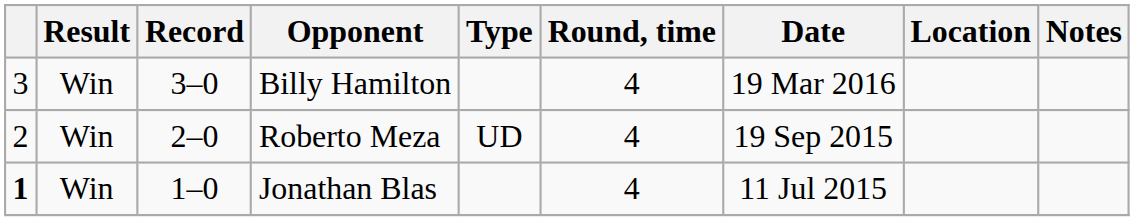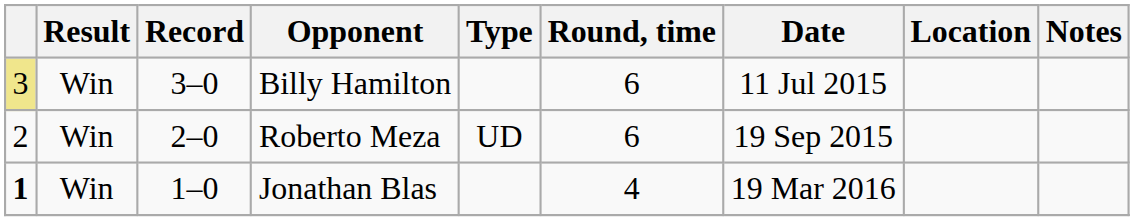(20, 83) no background -> (20, 83) khaki background
(632, 83) 4 -> (632, 83) 6
(813, 83) 19 Mar 2016 -> (813, 83) 11 Jul 2015
(632, 136) 4 -> (632, 136) 6
(813, 188) 11 Jul 2015 -> (813, 188) 19 Mar 2016
